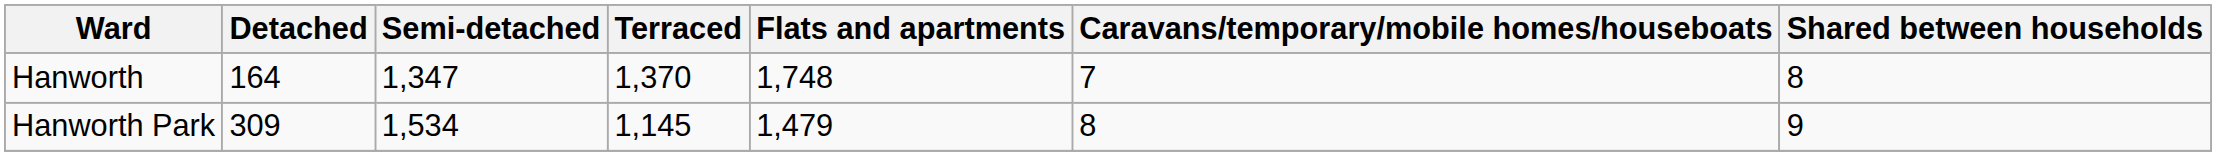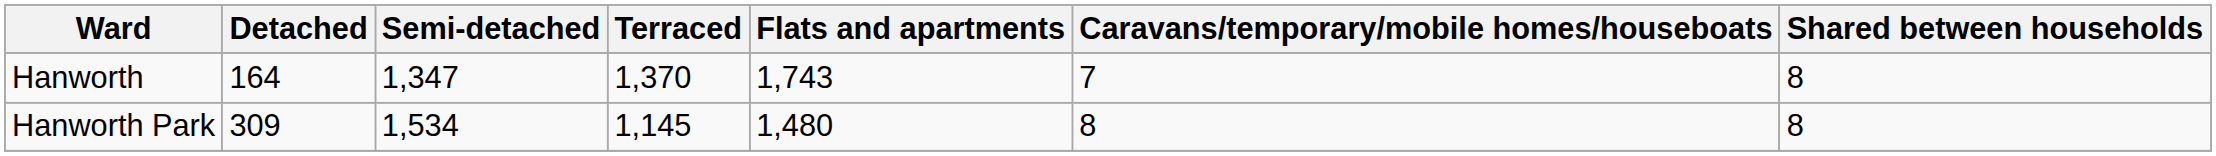(795, 77) 1,748 -> (795, 77) 1,743
(795, 126) 1,479 -> (795, 126) 1,480
(1795, 126) 9 -> (1795, 126) 8
